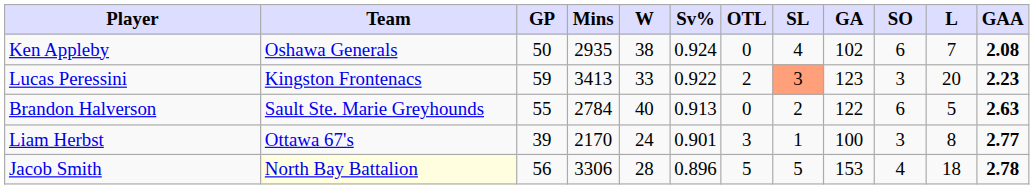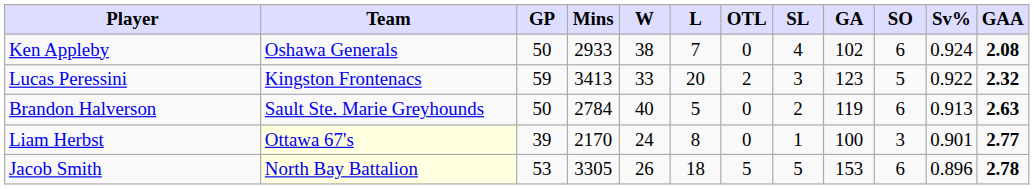columns swapped: (951, 19) <-> (696, 19)
(593, 49) 2935 -> (593, 49) 2933
(798, 79) lightsalmon background -> (798, 79) no background
(900, 79) 3 -> (900, 79) 5
(1003, 79) 2.23 -> (1003, 79) 2.32
(542, 109) 55 -> (542, 109) 50
(849, 109) 122 -> (849, 109) 119
(309, 139) no background -> (309, 139) lightyellow background
(747, 139) 3 -> (747, 139) 0
(542, 169) 56 -> (542, 169) 53
(593, 169) 3306 -> (593, 169) 3305
(644, 169) 28 -> (644, 169) 26
(900, 169) 4 -> (900, 169) 6
